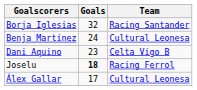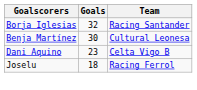(93, 38) 24 -> (93, 38) 30
(93, 65) bold -> (93, 65) normal
- row: (34, 79)
